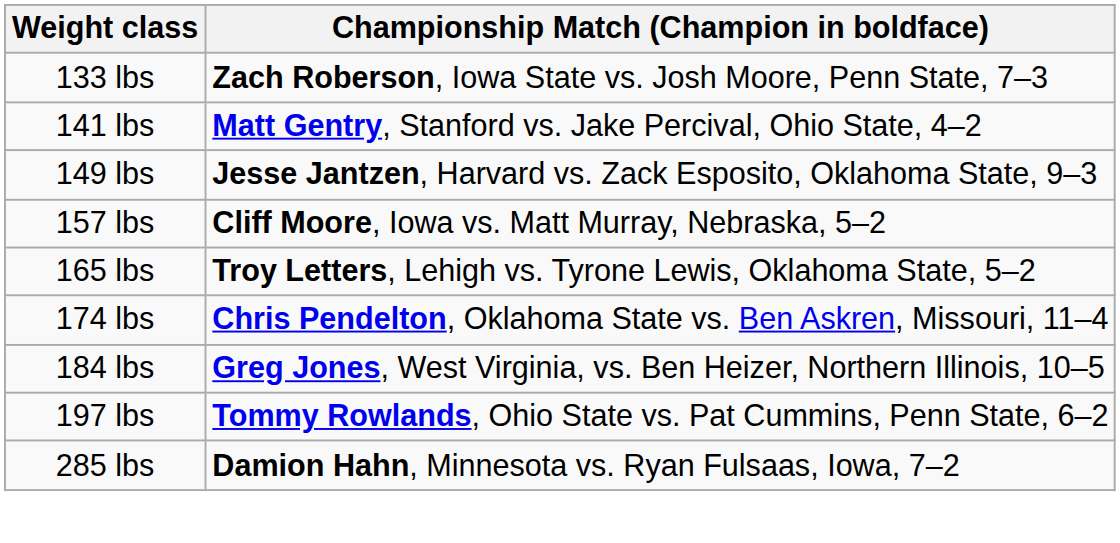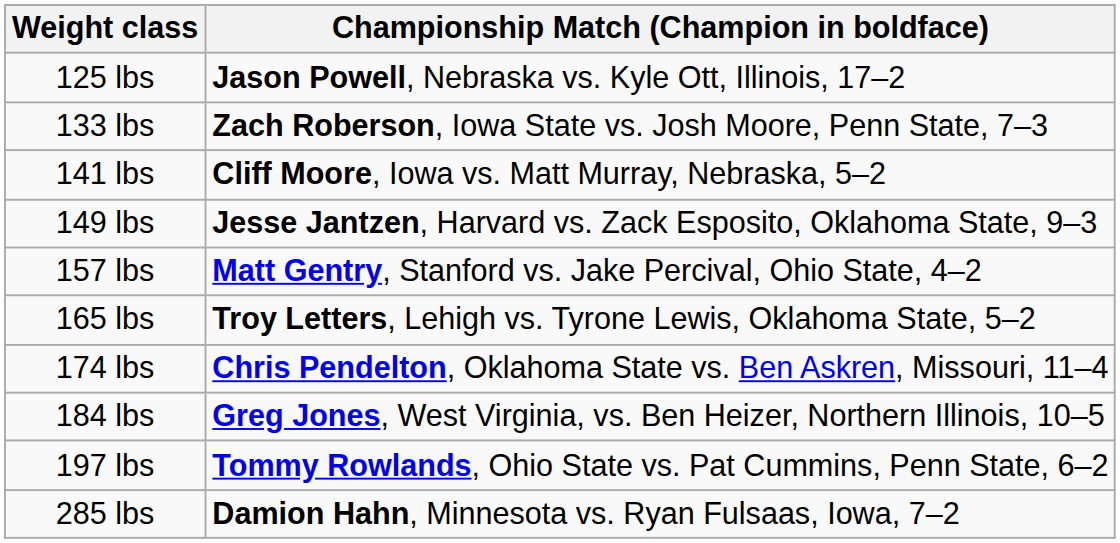+ row: (105, 77)
(597, 125) Matt Gentry, Stanford vs. Jake Percival, Ohio State, 4–2 -> (549, 174) Cliff Moore, Iowa vs. Matt Murray, Nebraska, 5–2
(549, 222) Cliff Moore, Iowa vs. Matt Murray, Nebraska, 5–2 -> (597, 271) Matt Gentry, Stanford vs. Jake Percival, Ohio State, 4–2
